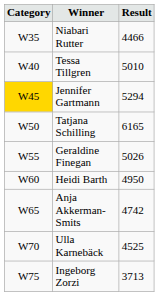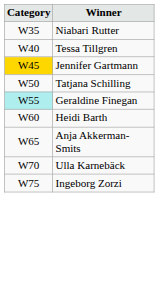- column: (137, 13)
(29, 156) no background -> (29, 100) paleturquoise background
